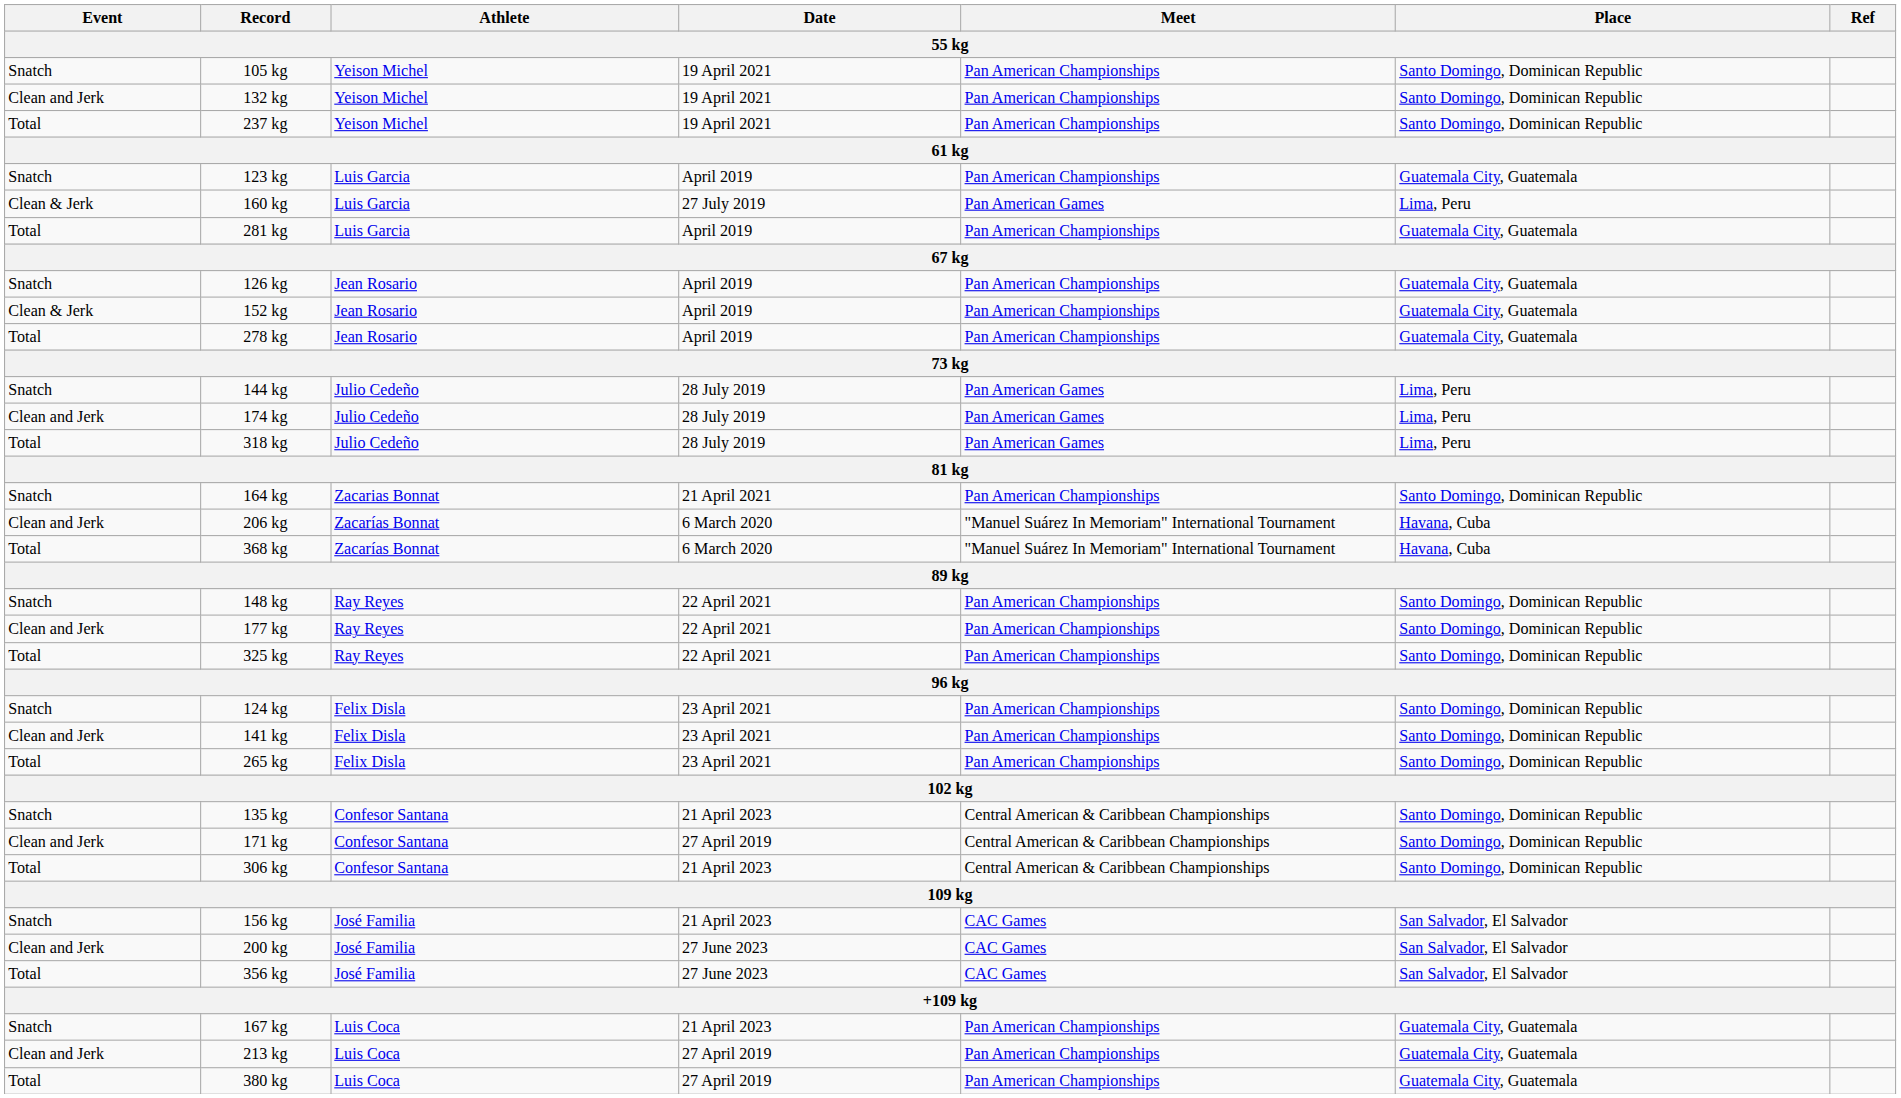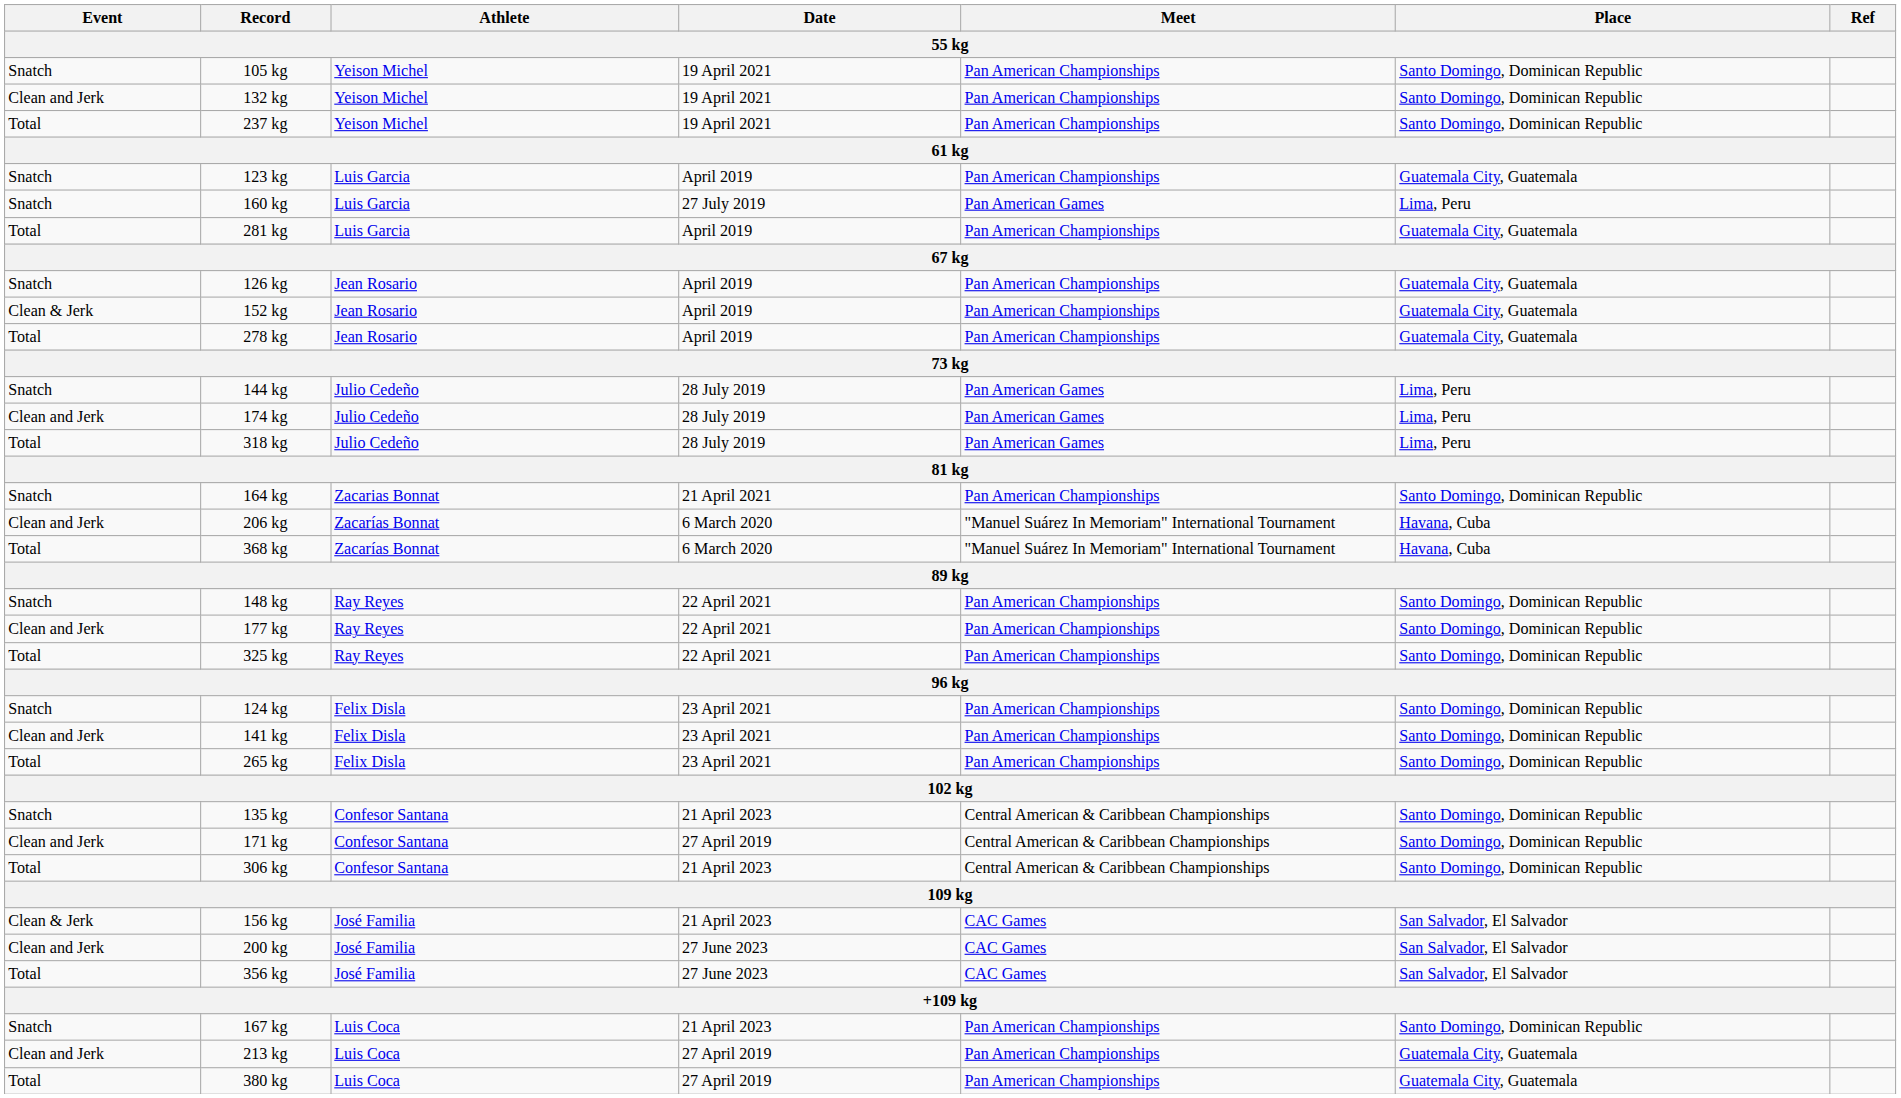(51, 203) Clean & Jerk -> (30, 203) Snatch
(30, 921) Snatch -> (51, 921) Clean & Jerk
(1488, 1027) Guatemala City, Guatemala -> (1521, 1027) Santo Domingo, Dominican Republic
